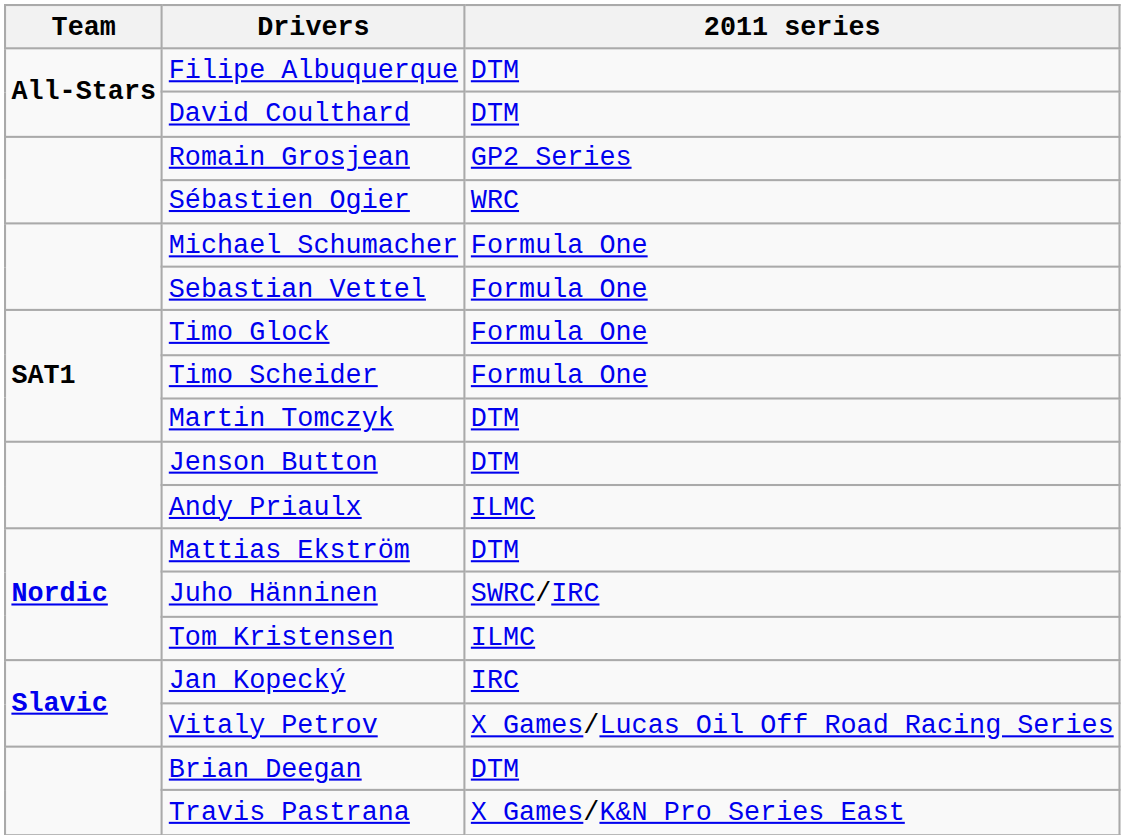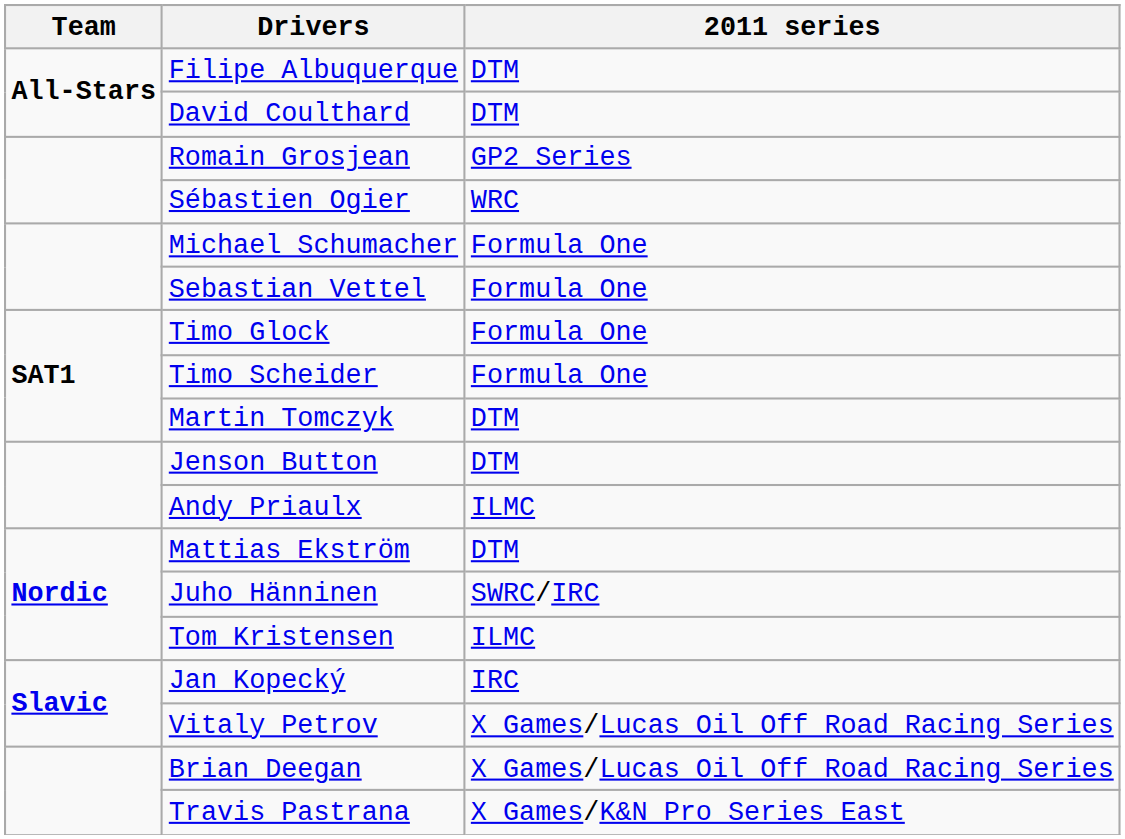(495, 769) DTM -> (792, 769) X Games/Lucas Oil Off Road Racing Series
